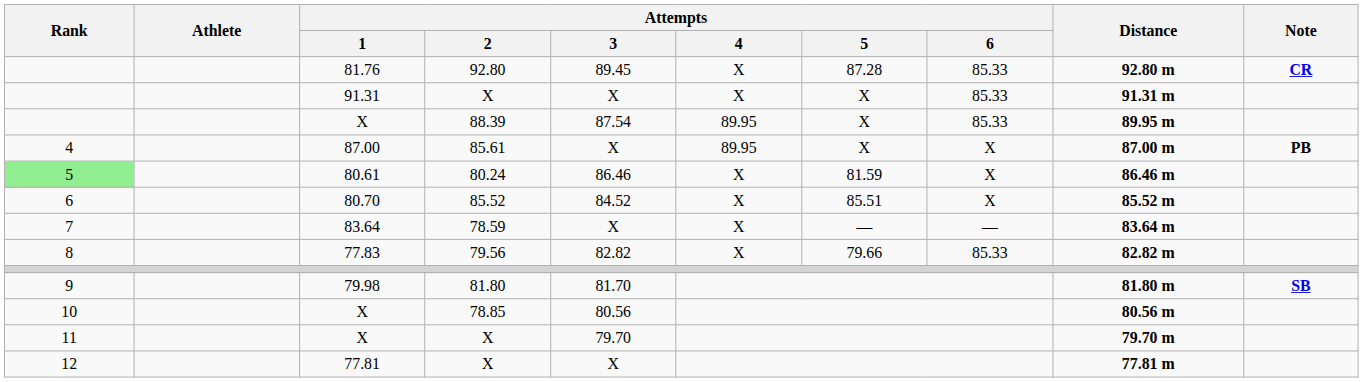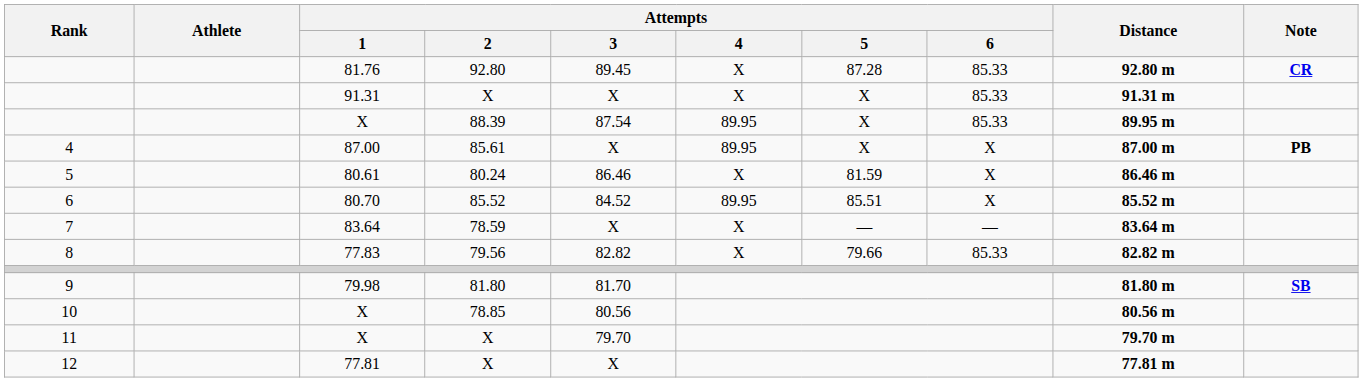(69, 173) lightgreen background -> (69, 173) no background
(739, 200) X -> (739, 200) 89.95
